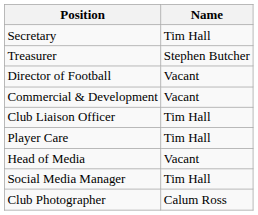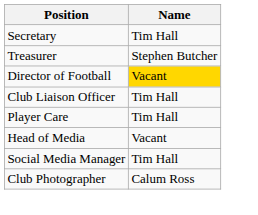(181, 76) no background -> (149, 76) gold background
- row: (83, 96)
